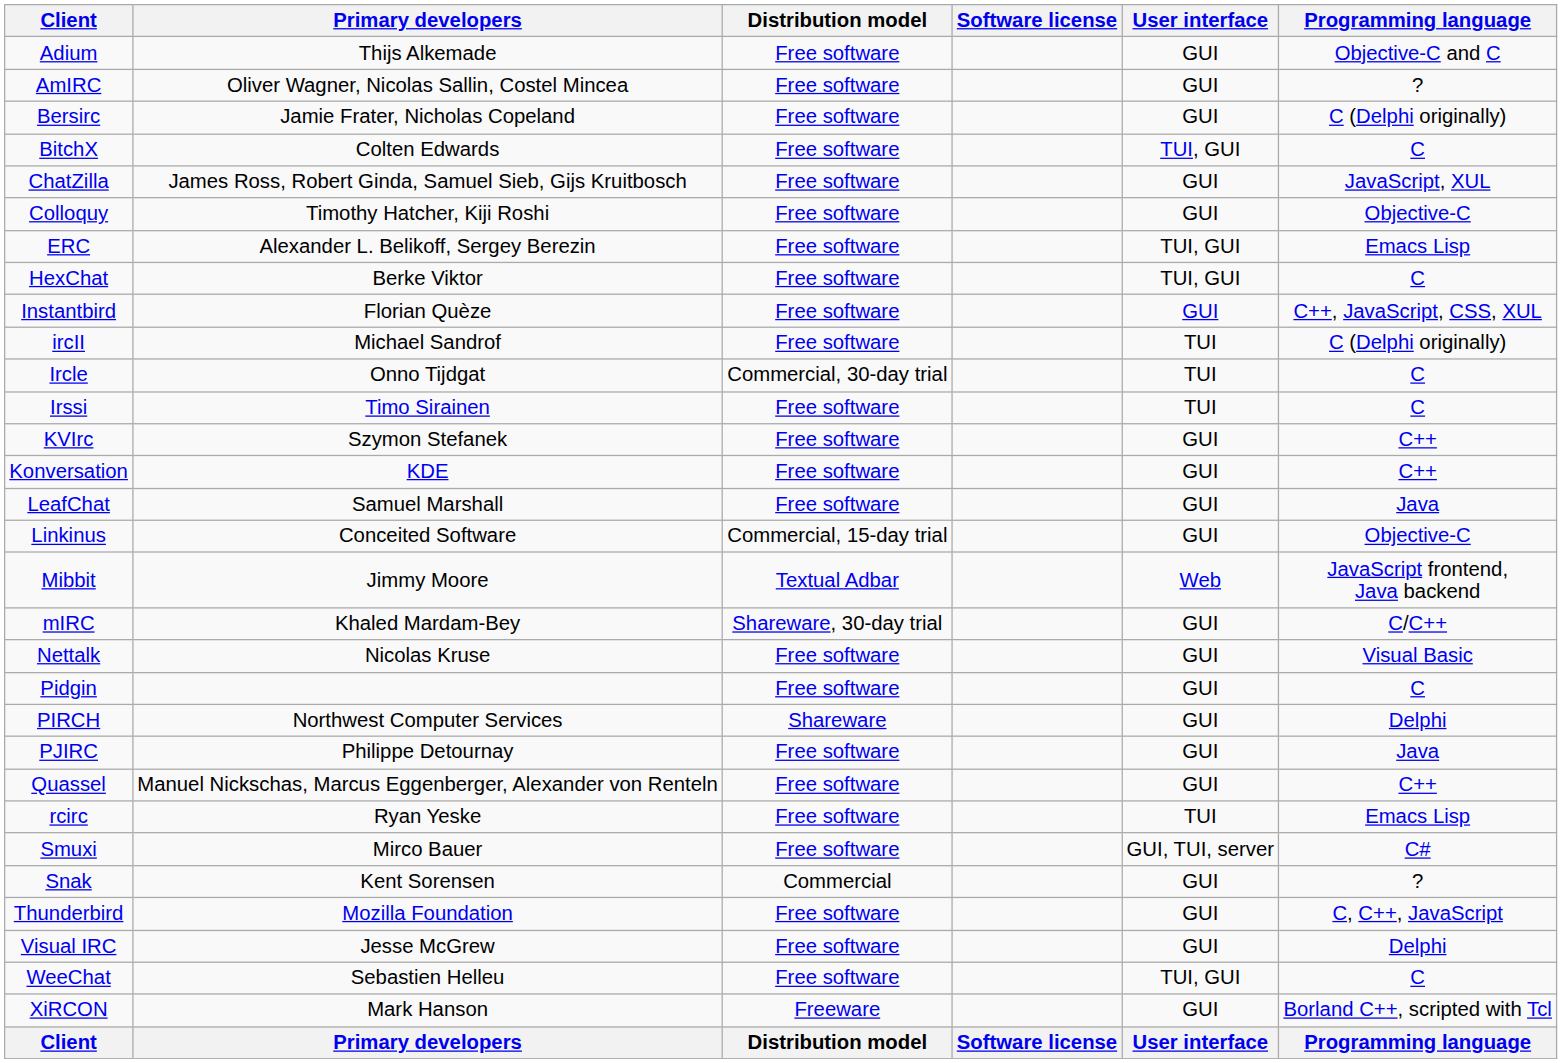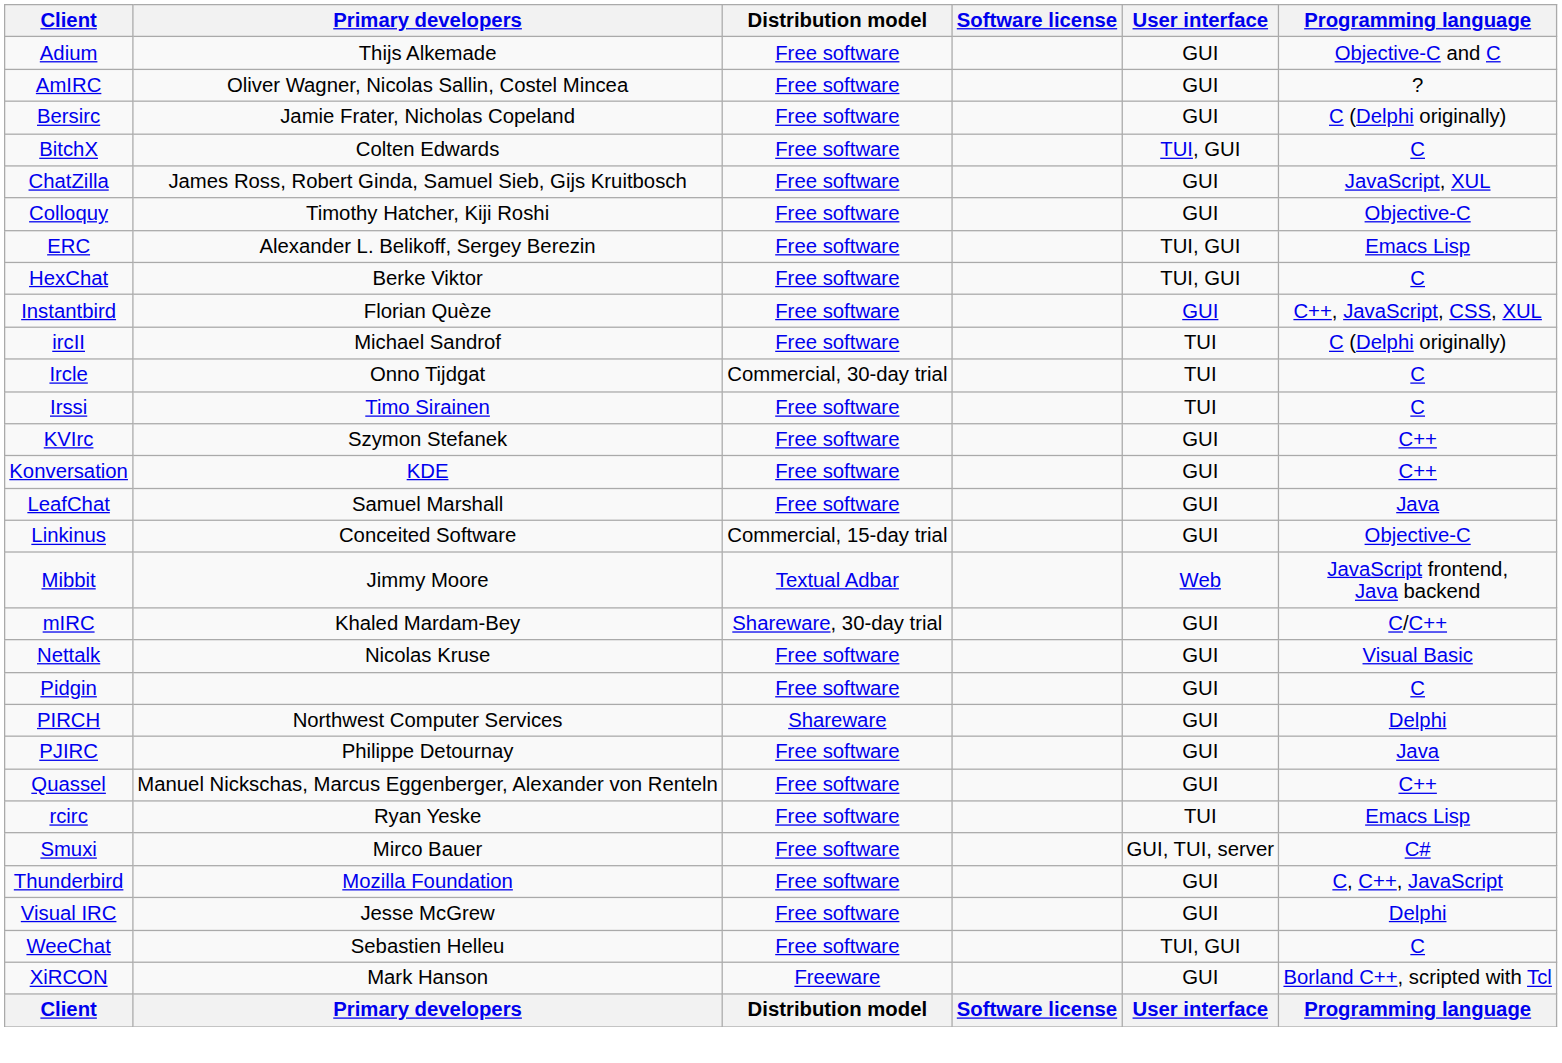- row: (69, 881)
